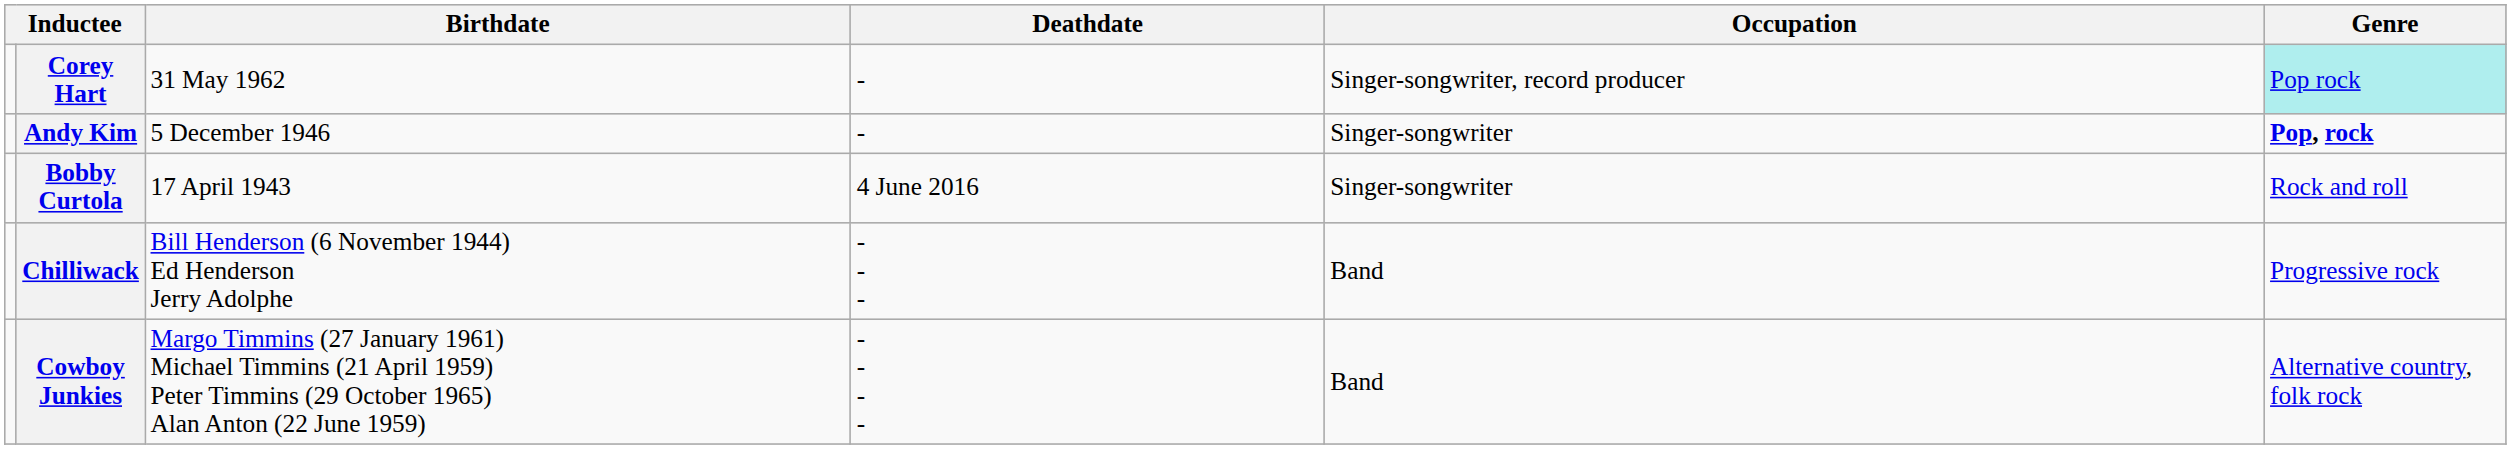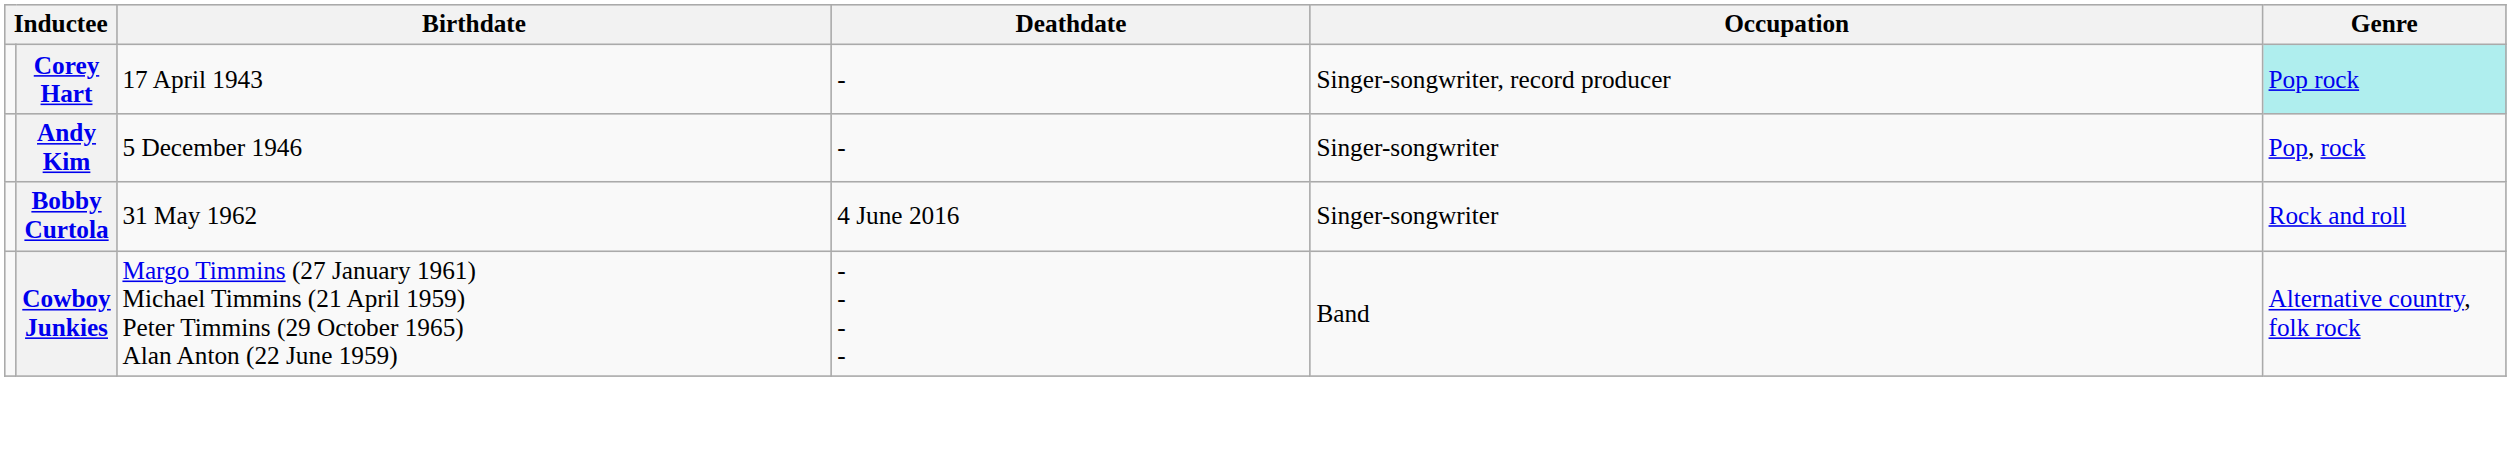(218, 78) 31 May 1962 -> (193, 78) 17 April 1943
(2322, 133) bold -> (2317, 147) normal
(221, 187) 17 April 1943 -> (190, 215) 31 May 1962
- row: (81, 270)
